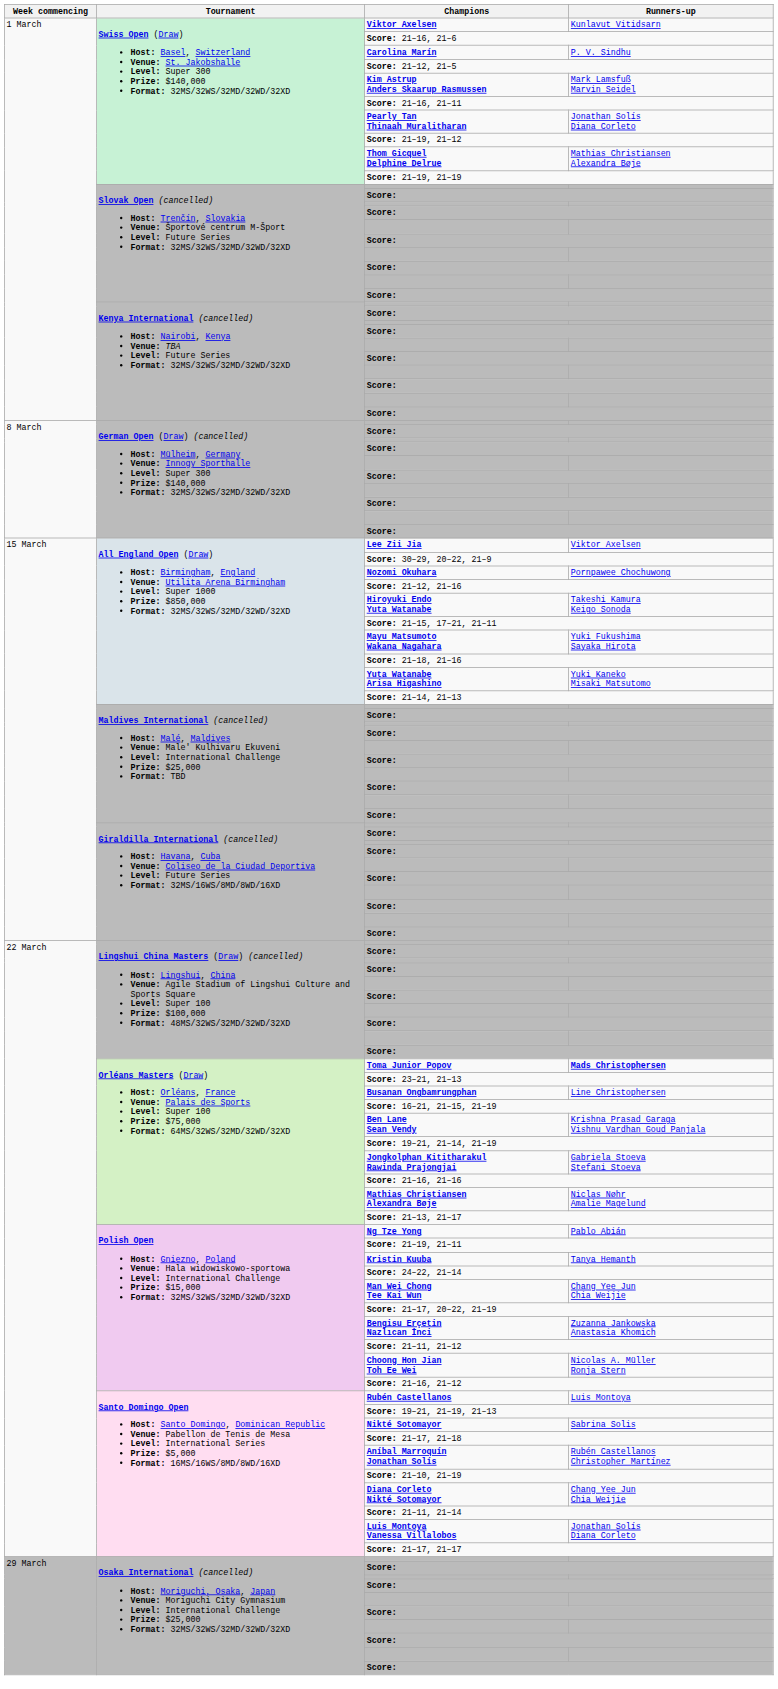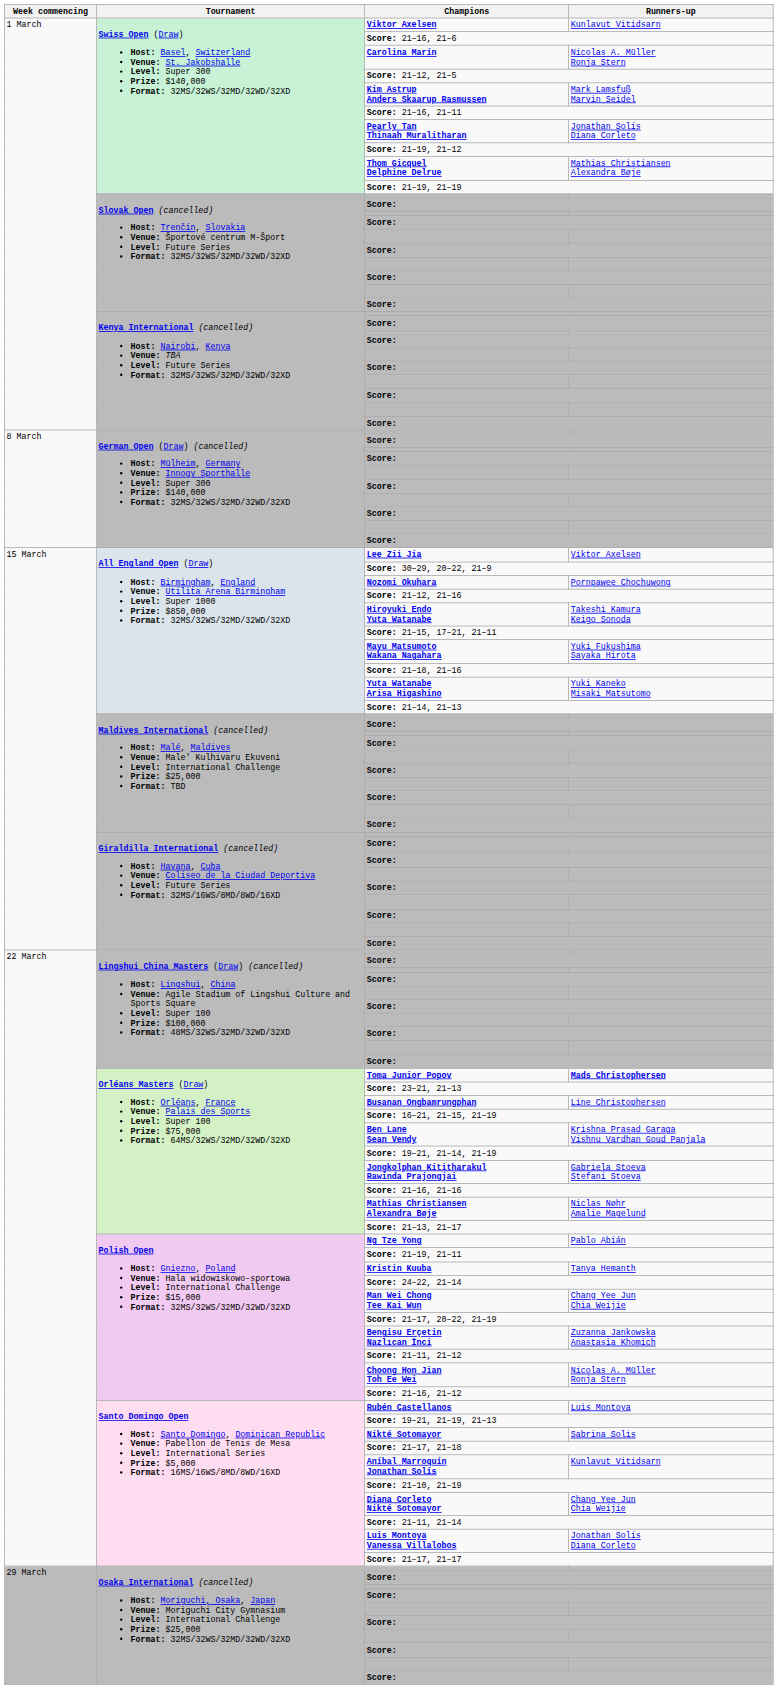(601, 53) P. V. Sindhu -> (613, 58) Nicolas A. Müller Ronja Stern
(621, 1458) Rubén Castellanos Christopher Martínez -> (616, 1462) Kunlavut Vitidsarn
